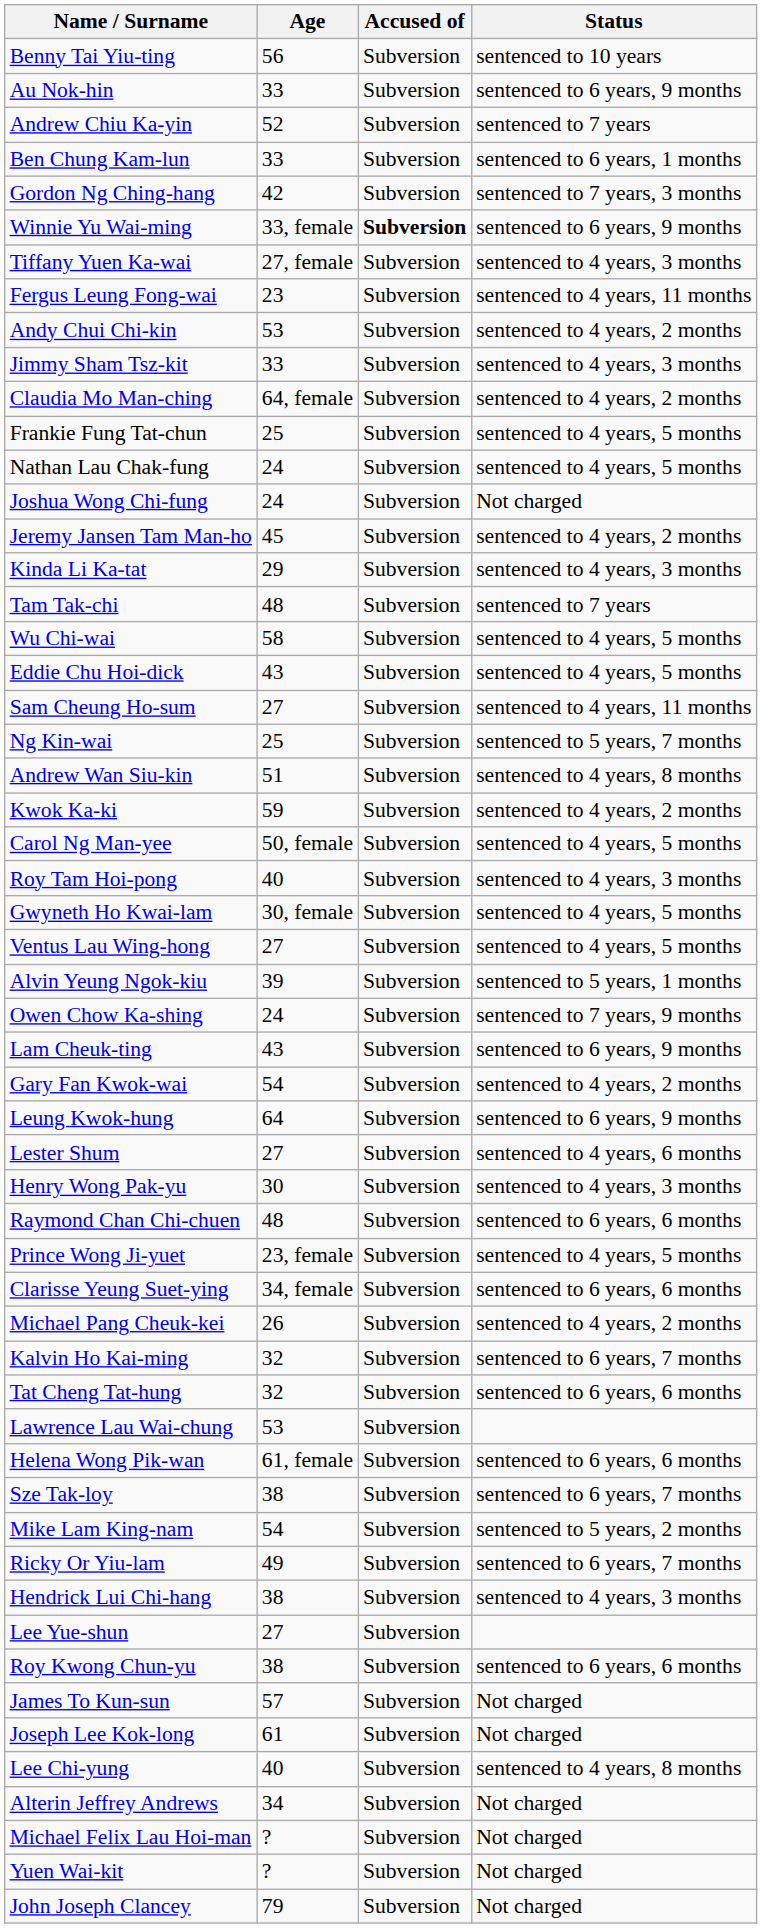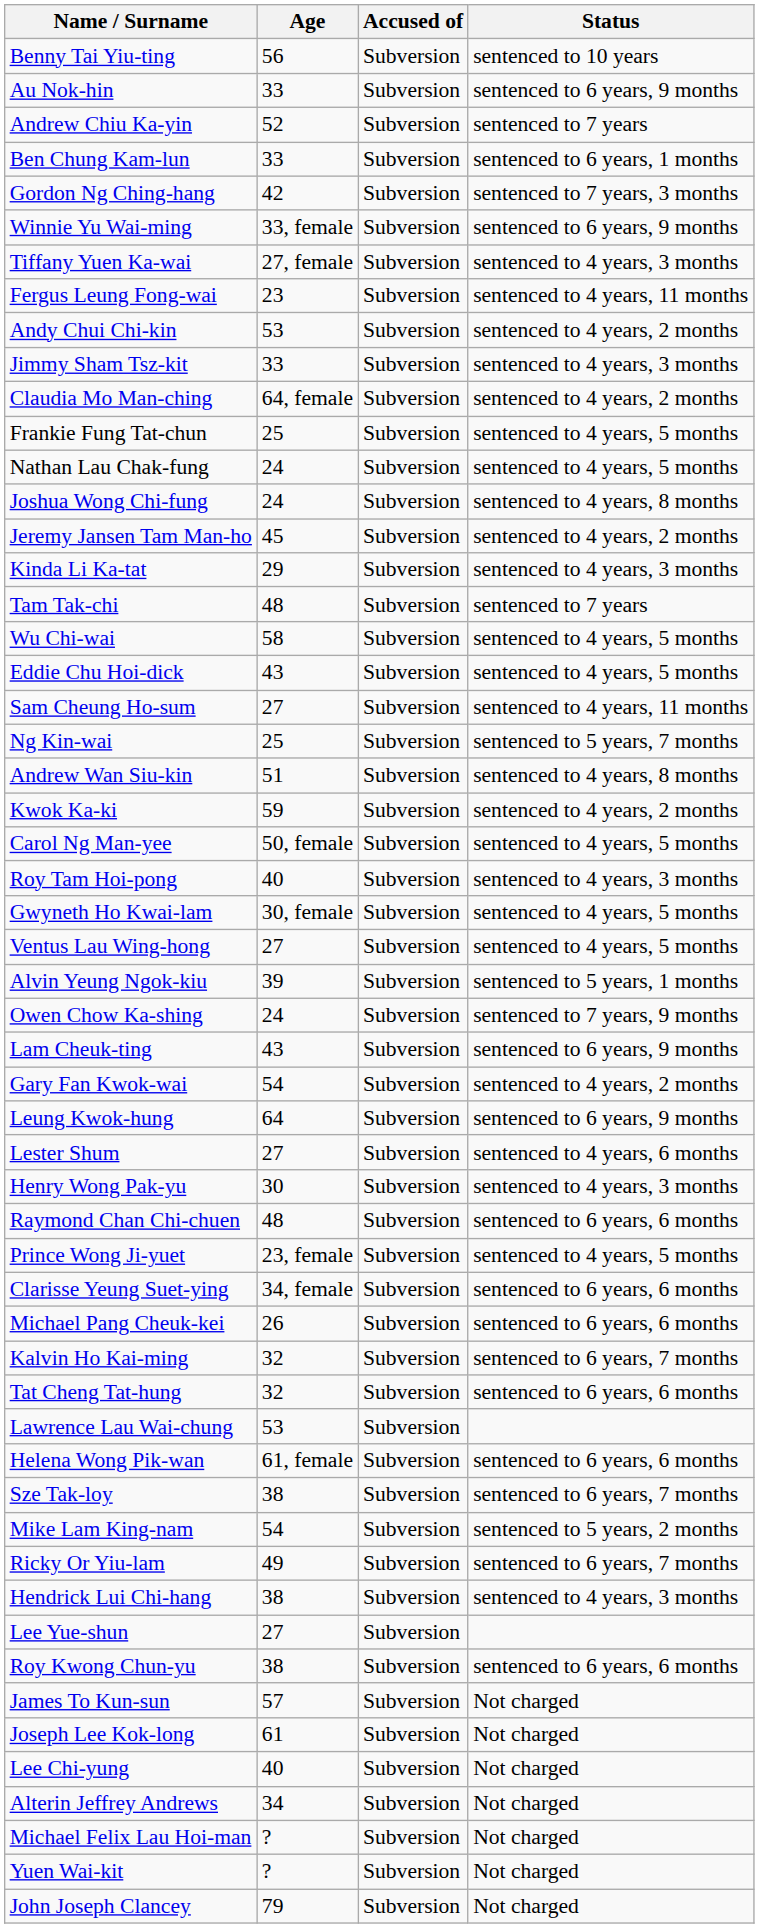(415, 227) bold -> (412, 227) normal
(529, 501) Not charged -> (606, 501) sentenced to 4 years, 8 months
(609, 1323) sentenced to 4 years, 2 months -> (606, 1323) sentenced to 6 years, 6 months
(609, 1768) sentenced to 4 years, 8 months -> (526, 1768) Not charged
